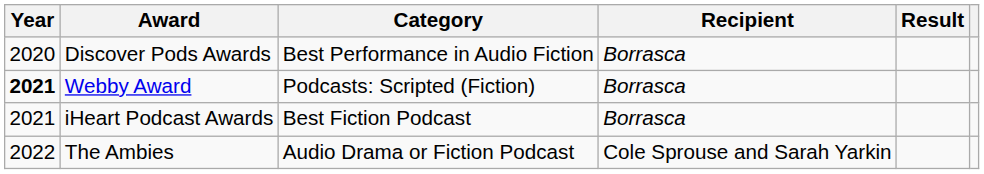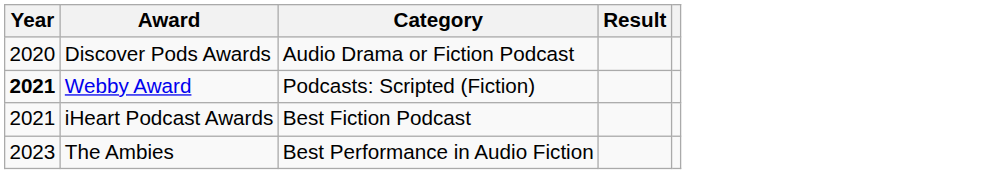- column: (747, 20)
(438, 53) Best Performance in Audio Fiction -> (428, 53) Audio Drama or Fiction Podcast
(32, 151) 2022 -> (32, 151) 2023
(428, 151) Audio Drama or Fiction Podcast -> (438, 151) Best Performance in Audio Fiction
